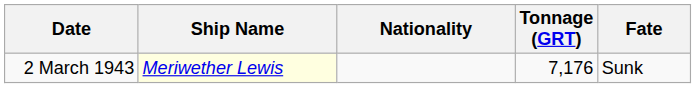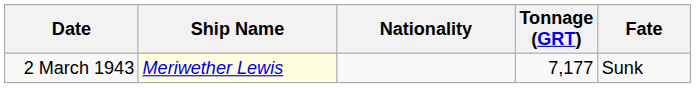(571, 67) 7,176 -> (571, 67) 7,177
